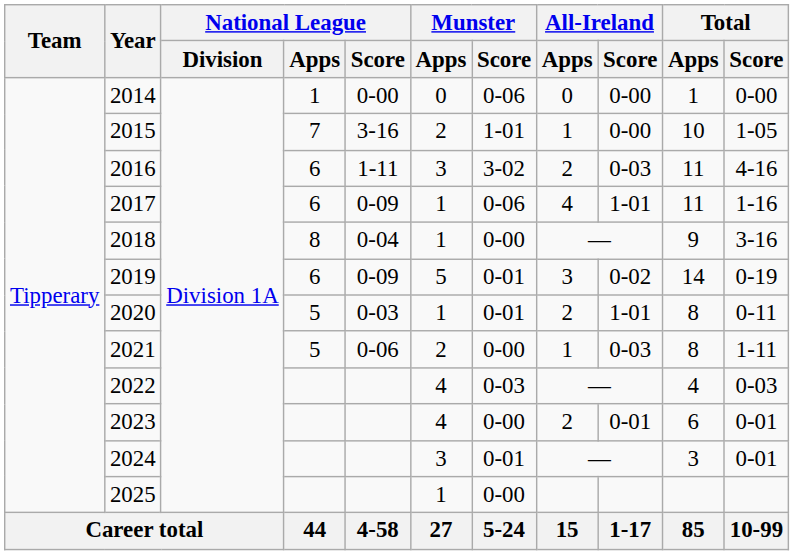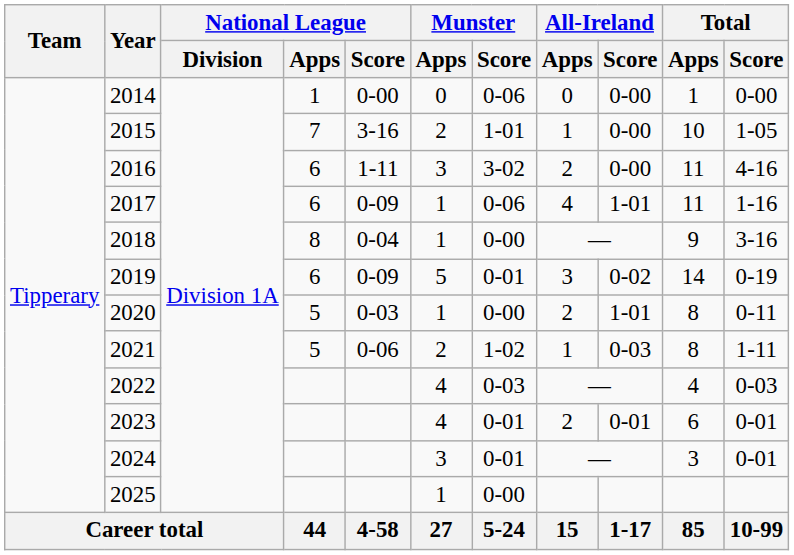(630, 167) 0-03 -> (630, 167) 0-00
(504, 312) 0-01 -> (504, 312) 0-00
(504, 349) 0-00 -> (504, 349) 1-02
(504, 421) 0-00 -> (504, 421) 0-01
